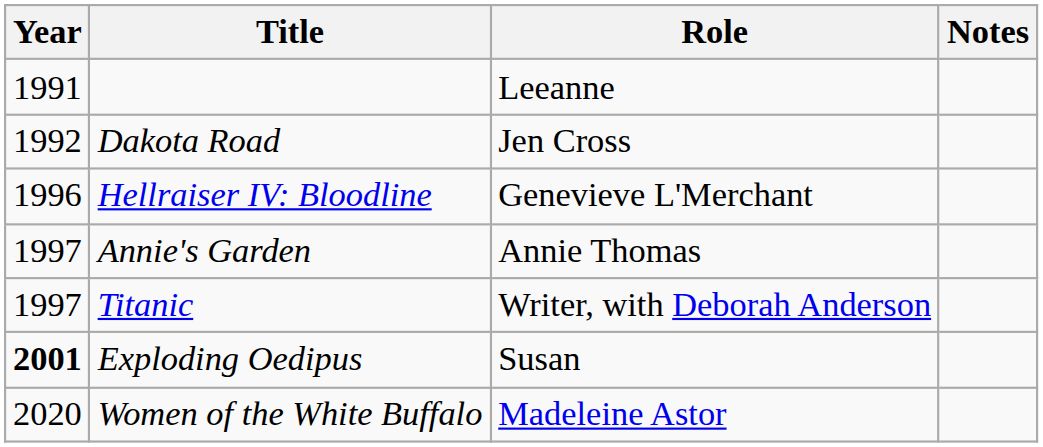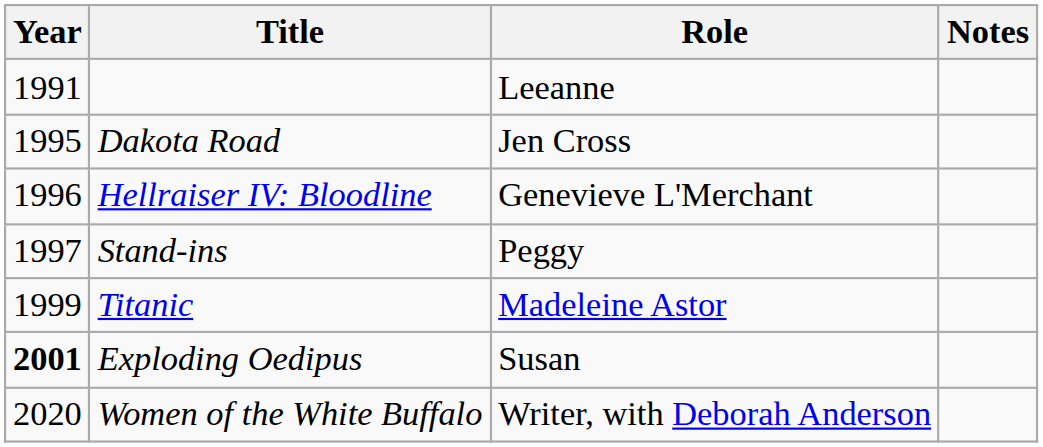(47, 140) 1992 -> (47, 140) 1995
- row: (204, 250)
+ row: (163, 250)
(47, 304) 1997 -> (47, 304) 1999
(715, 304) Writer, with Deborah Anderson -> (612, 304) Madeleine Astor
(612, 413) Madeleine Astor -> (715, 413) Writer, with Deborah Anderson
